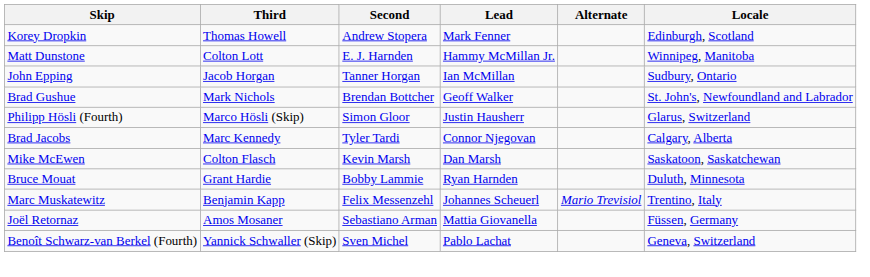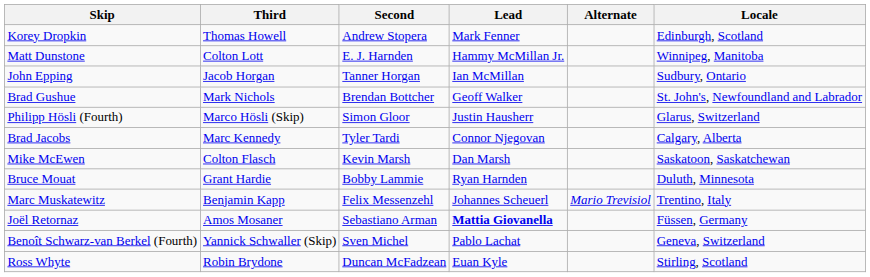(490, 220) normal -> (502, 220) bold
+ row: (39, 261)
